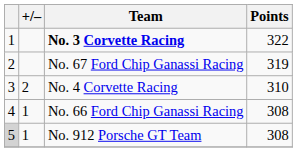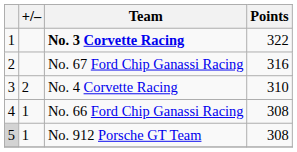(278, 64) 319 -> (278, 64) 316
